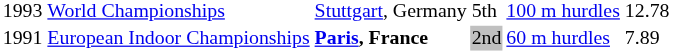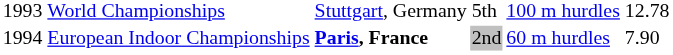(23, 38) 1991 -> (23, 38) 1994
(642, 38) 7.89 -> (642, 38) 7.90
